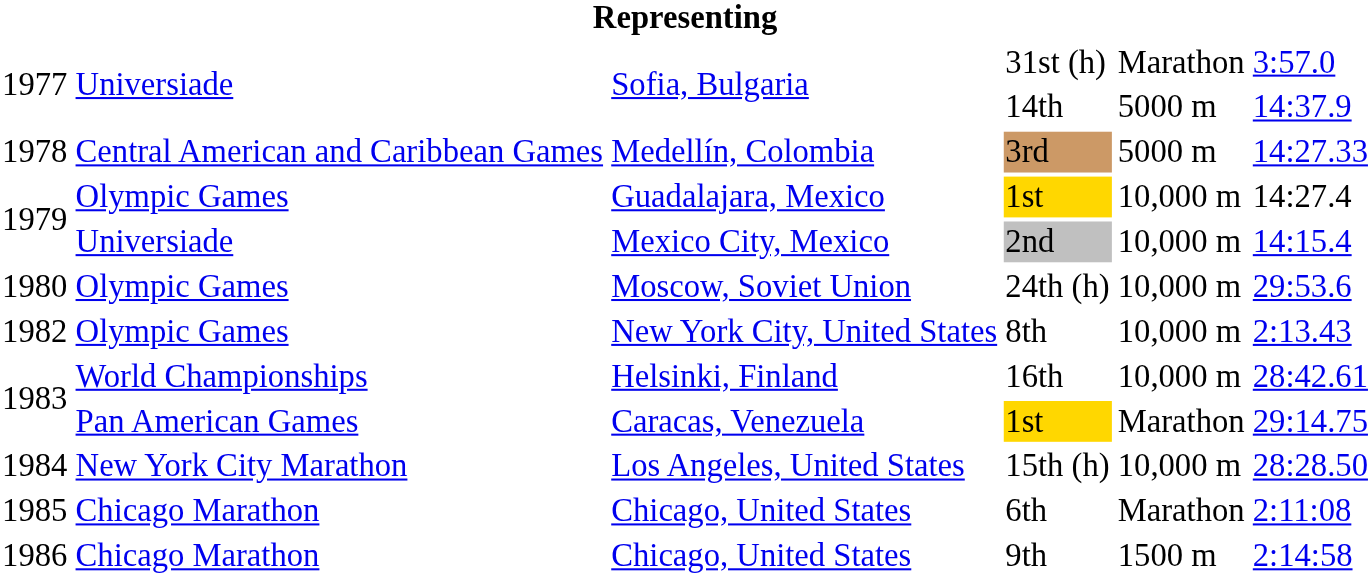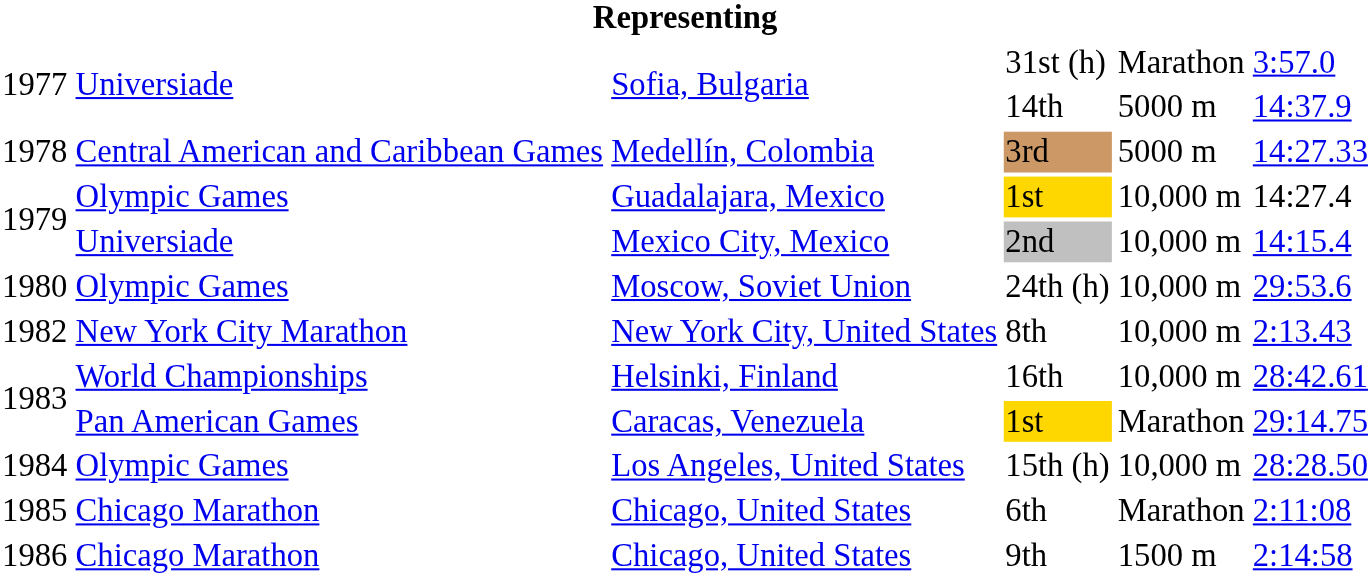(182, 331) Olympic Games -> (241, 331) New York City Marathon
(241, 465) New York City Marathon -> (182, 465) Olympic Games
